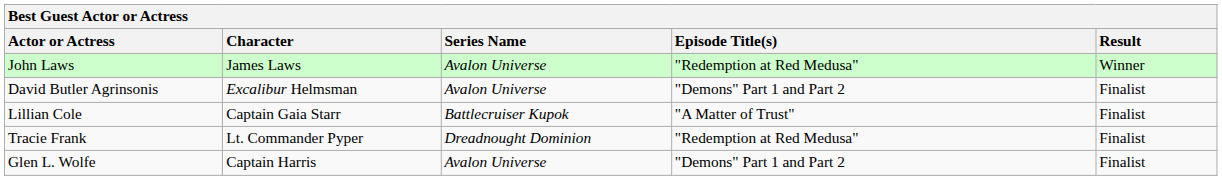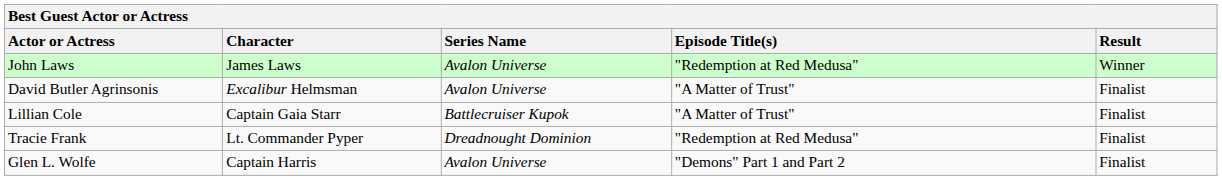(760, 89) "Demons" Part 1 and Part 2 -> (735, 89) "A Matter of Trust"
